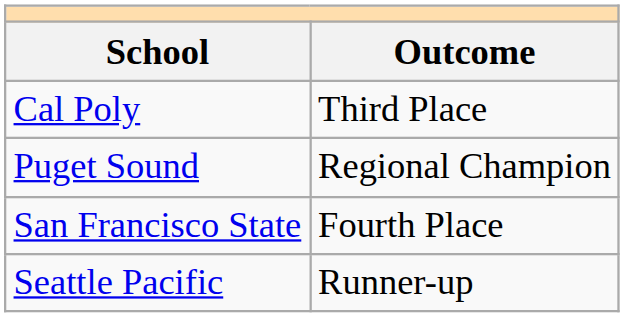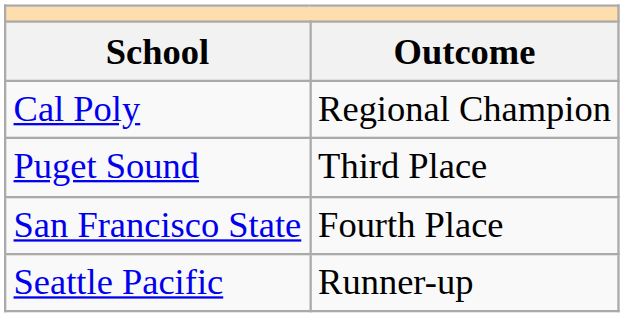(403, 108) Third Place -> (465, 108) Regional Champion
(465, 166) Regional Champion -> (403, 166) Third Place
